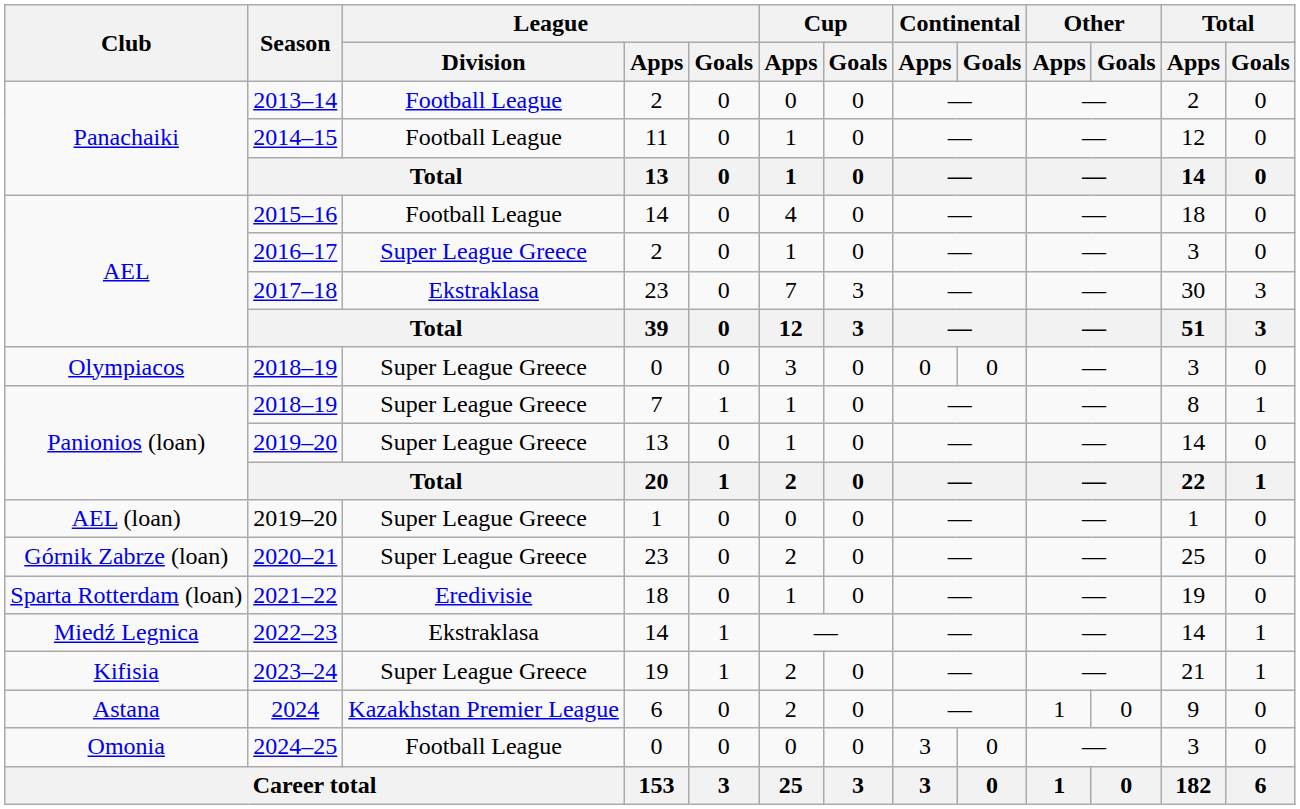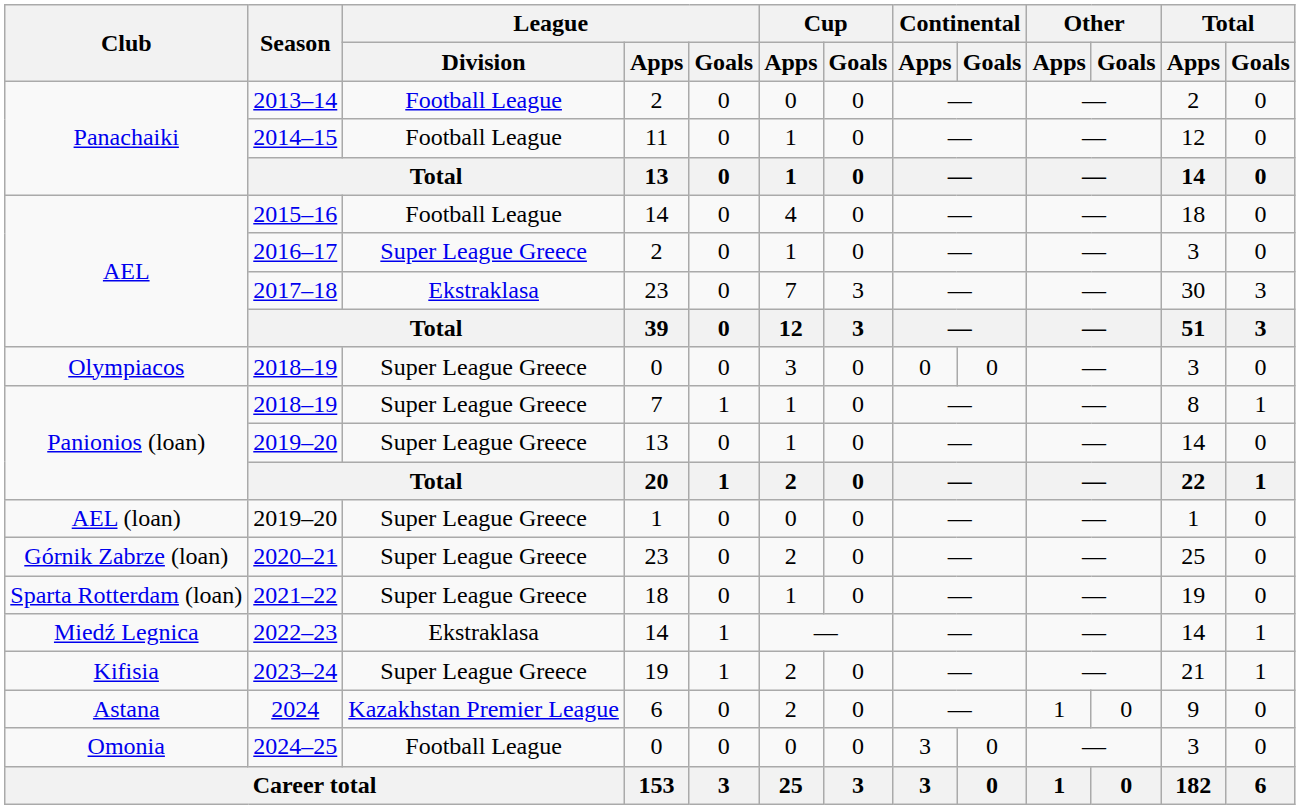(484, 594) Eredivisie -> (484, 594) Super League Greece
